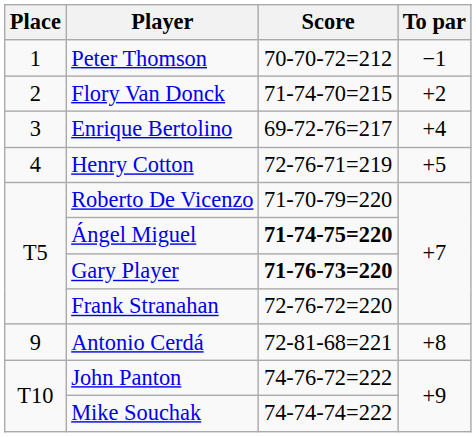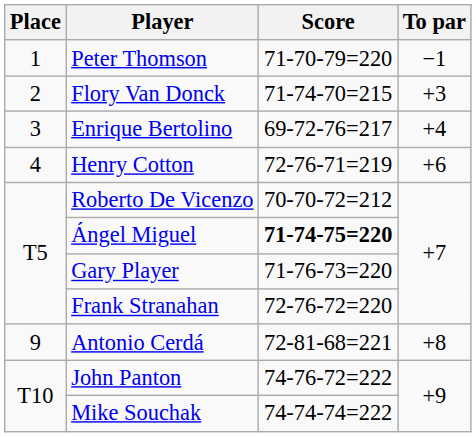(328, 57) 70-70-72=212 -> (328, 57) 71-70-79=220
(434, 93) +2 -> (434, 93) +3
(434, 164) +5 -> (434, 164) +6
(328, 199) 71-70-79=220 -> (328, 199) 70-70-72=212
(328, 270) bold -> (328, 270) normal
